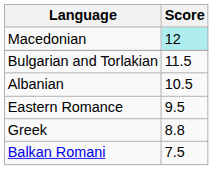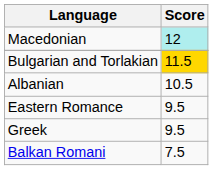(178, 61) no background -> (178, 61) gold background
(175, 130) 8.8 -> (175, 130) 9.5
